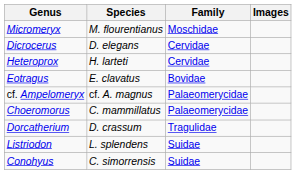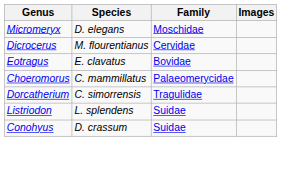(126, 29) M. flourentianus -> (99, 29) D. elegans
(114, 45) D. elegans -> (112, 45) M. flourentianus
- row: (32, 62)
- row: (45, 95)
(115, 128) D. crassum -> (108, 95) C. simorrensis
(122, 161) C. simorrensis -> (101, 128) D. crassum
